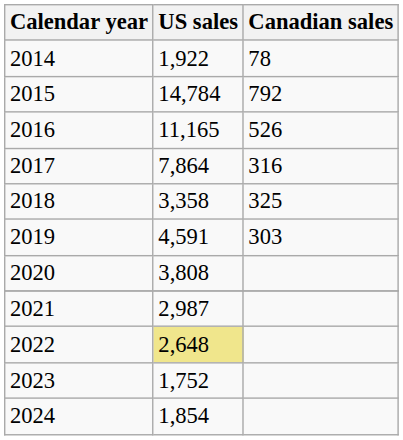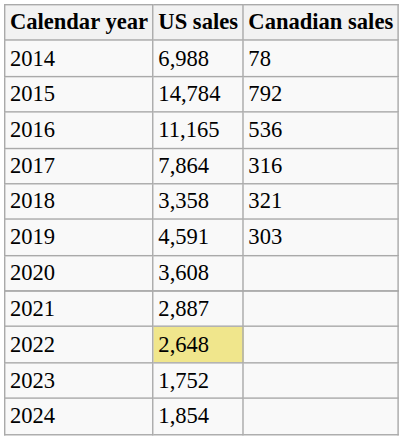(184, 58) 1,922 -> (184, 58) 6,988
(265, 129) 526 -> (265, 129) 536
(265, 201) 325 -> (265, 201) 321
(184, 272) 3,808 -> (184, 272) 3,608
(184, 308) 2,987 -> (184, 308) 2,887
